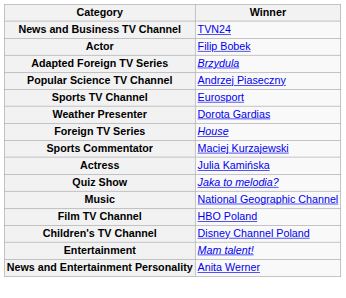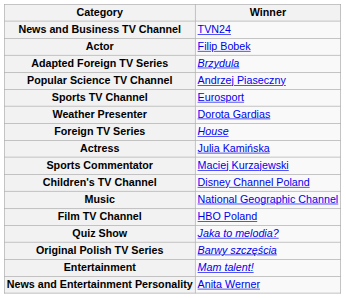rows swapped: (100, 166) <-> (100, 149)
rows swapped: (100, 183) <-> (100, 234)
+ row: (100, 251)
